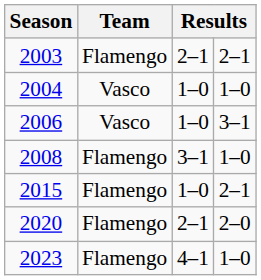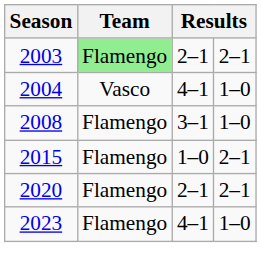(125, 55) no background -> (125, 55) lightgreen background
(193, 88) 1–0 -> (193, 88) 4–1
- row: (41, 122)
(235, 223) 2–0 -> (235, 190) 2–1
